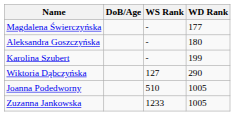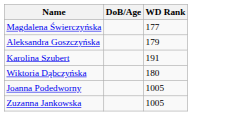- column: (165, 12)
(195, 42) 180 -> (152, 42) 179
(195, 58) 199 -> (152, 58) 191
(195, 73) 290 -> (152, 73) 180
